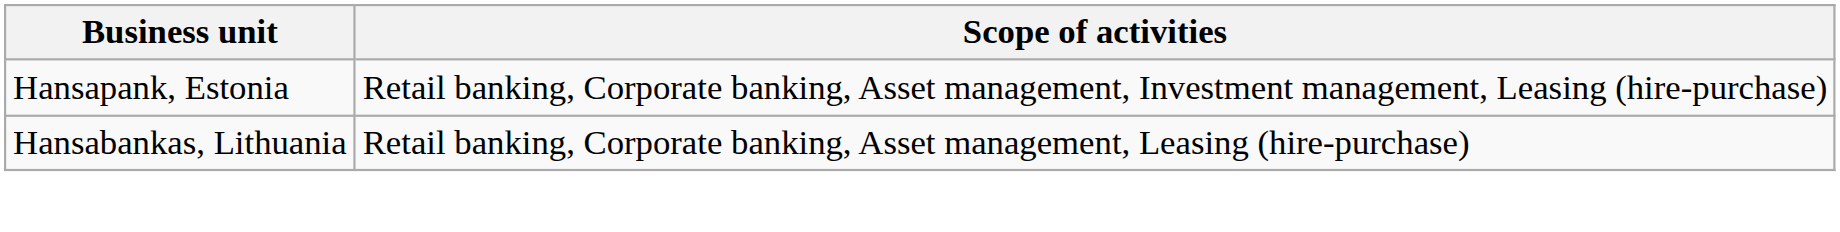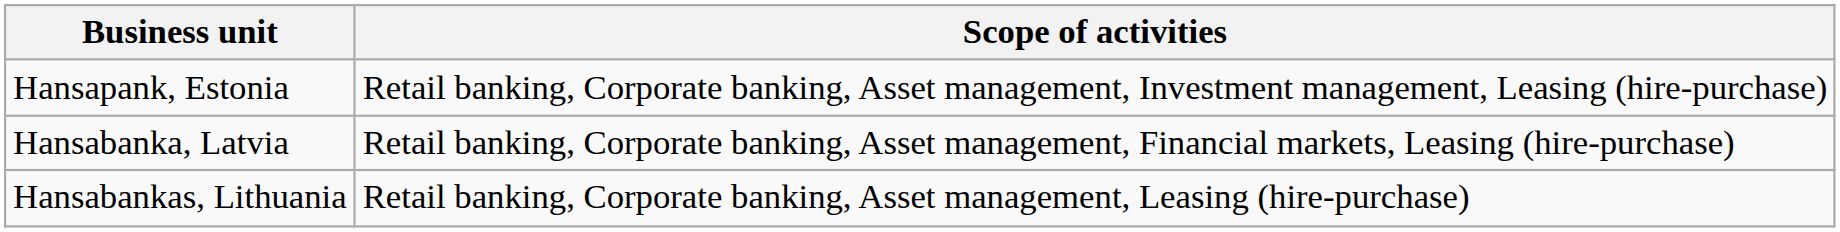+ row: (151, 142)
